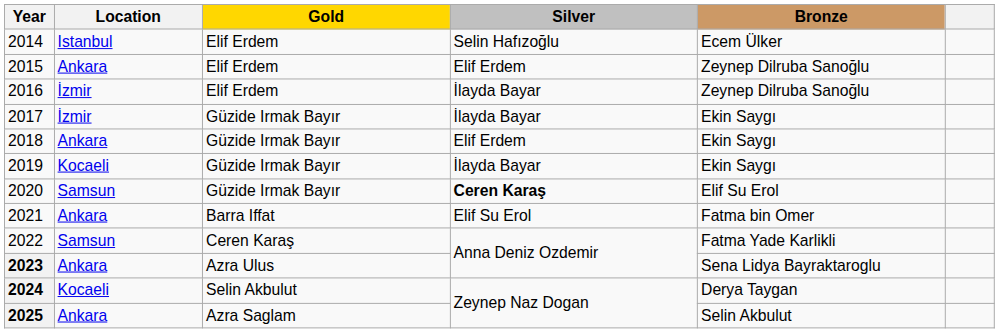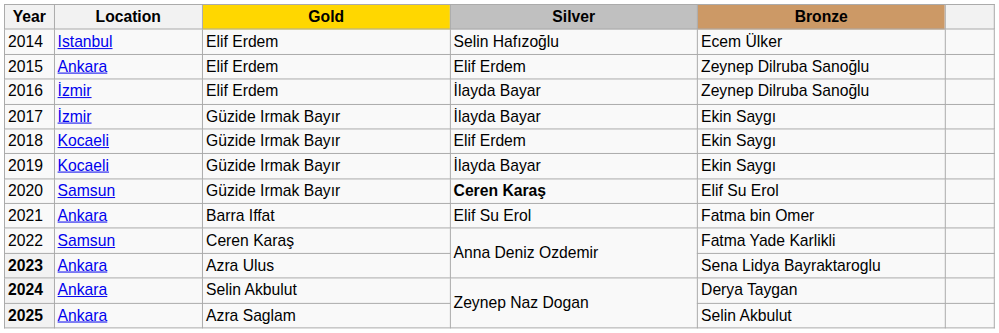(82, 141) Ankara -> (83, 141) Kocaeli
(83, 290) Kocaeli -> (82, 290) Ankara
